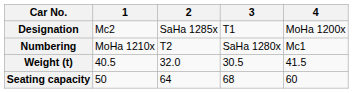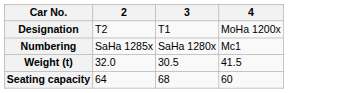- column: (125, 12)
(189, 29) SaHa 1285x -> (101, 29) T2
(166, 46) T2 -> (124, 46) SaHa 1285x
